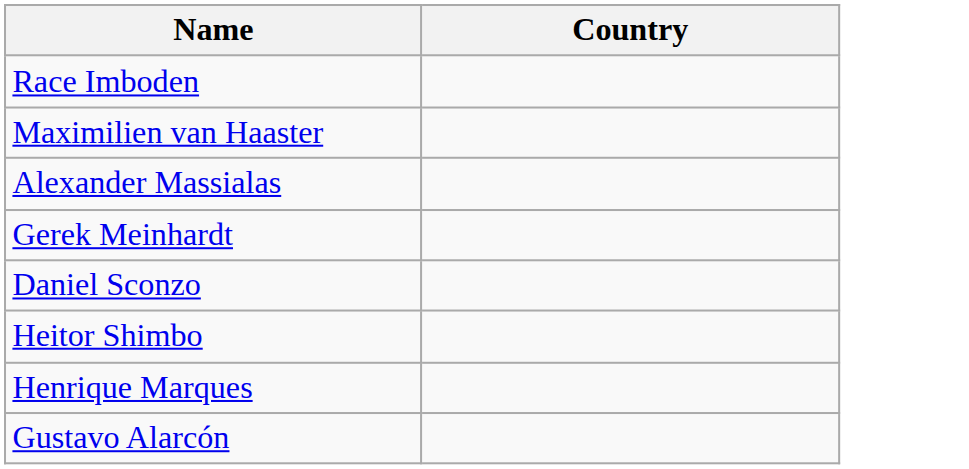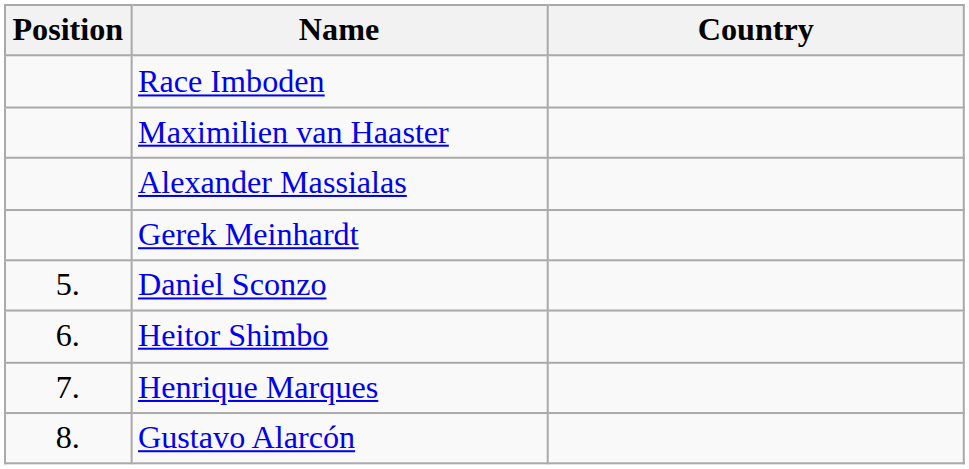+ column: (68, 30)
